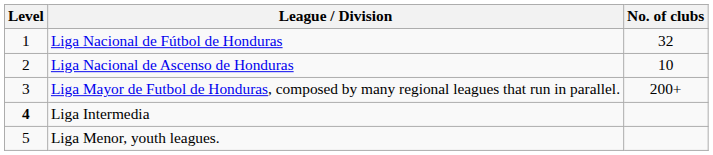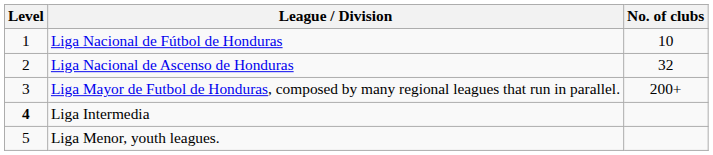(666, 41) 32 -> (666, 41) 10
(666, 65) 10 -> (666, 65) 32
